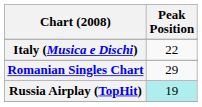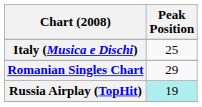(172, 49) 22 -> (172, 49) 25
